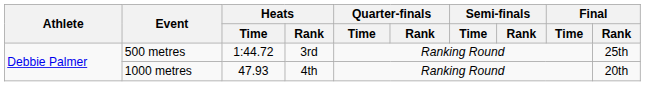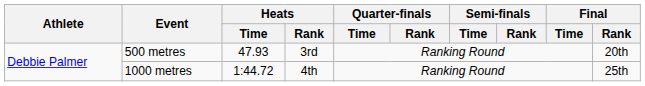(253, 53) 1:44.72 -> (253, 53) 47.93
(616, 53) 25th -> (616, 53) 20th
(253, 72) 47.93 -> (253, 72) 1:44.72
(616, 72) 20th -> (616, 72) 25th
